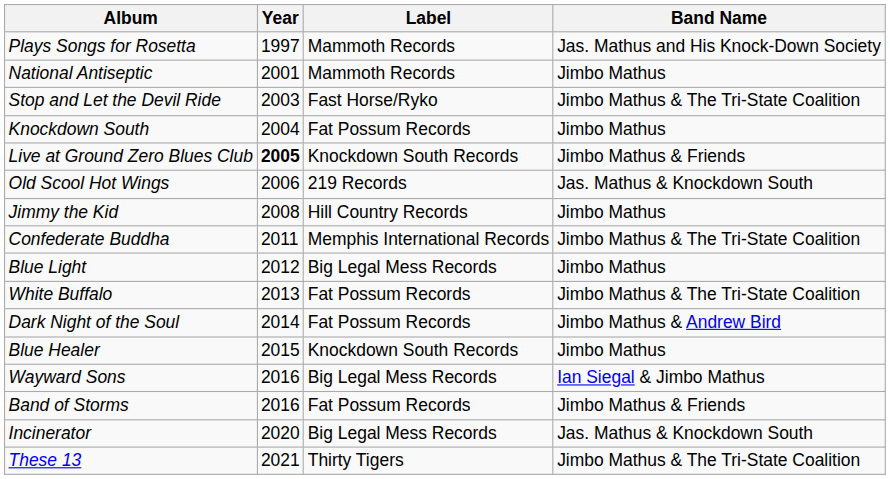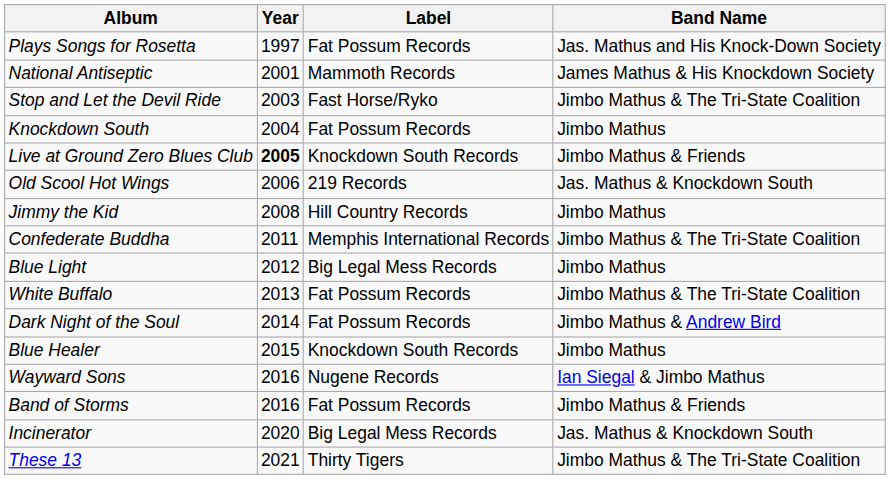(381, 45) Mammoth Records -> (389, 45) Fat Possum Records
(611, 73) Jimbo Mathus -> (716, 73) James Mathus & His Knockdown Society
(402, 377) Big Legal Mess Records -> (373, 377) Nugene Records
